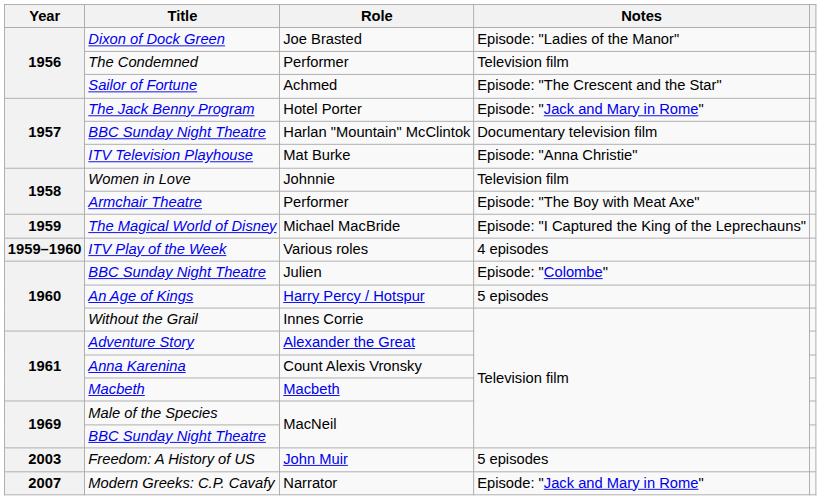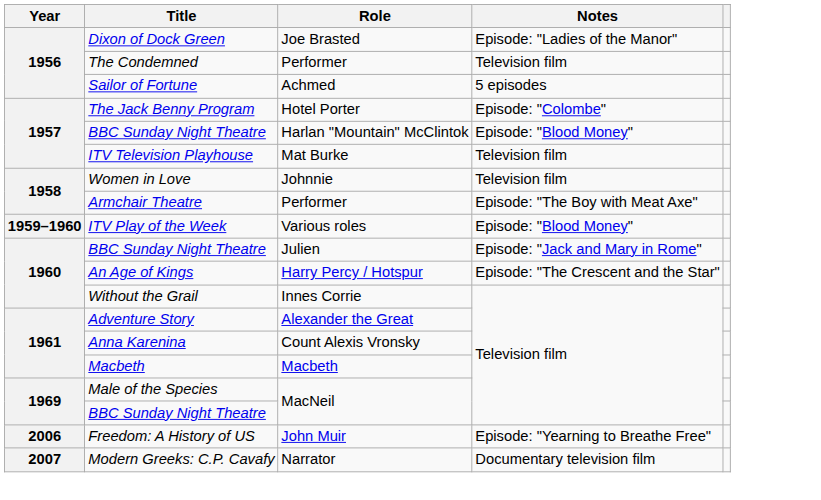(599, 86) Episode: "The Crescent and the Star" -> (511, 86) 5 episodes
(590, 109) Episode: "Jack and Mary in Rome" -> (541, 109) Episode: "Colombe"
(567, 132) Documentary television film -> (554, 132) Episode: "Blood Money"
(557, 156) Episode: "Anna Christie" -> (521, 156) Television film
- row: (182, 226)
(513, 249) 4 episodes -> (554, 226) Episode: "Blood Money"
(543, 272) Episode: "Colombe" -> (589, 249) Episode: "Jack and Mary in Rome"
(513, 296) 5 episodes -> (598, 272) Episode: "The Crescent and the Star"
(45, 459) 2003 -> (45, 436) 2006
(513, 459) 5 episodes -> (593, 436) Episode: "Yearning to Breathe Free"
(590, 483) Episode: "Jack and Mary in Rome" -> (565, 459) Documentary television film
